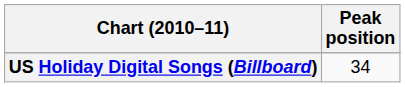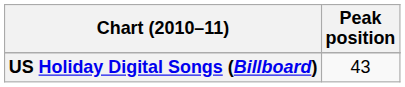(360, 67) 34 -> (360, 67) 43
